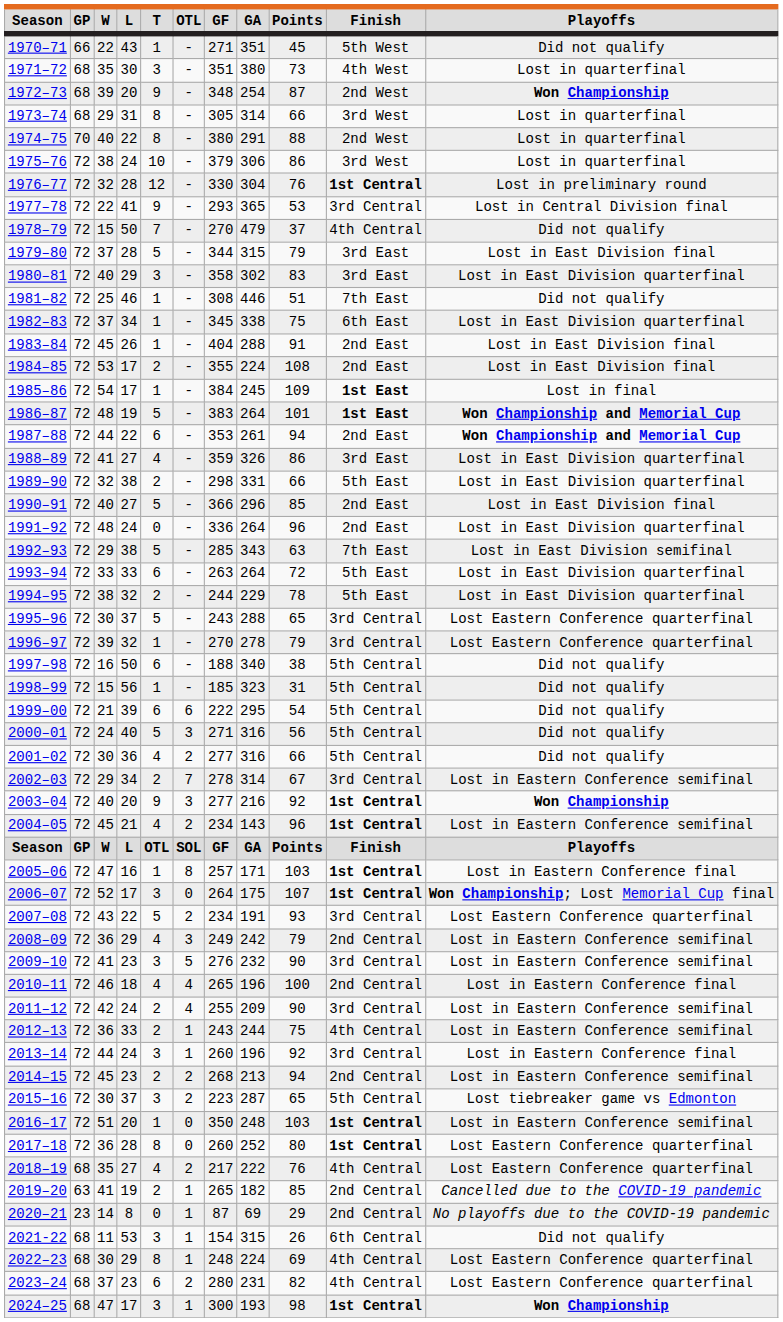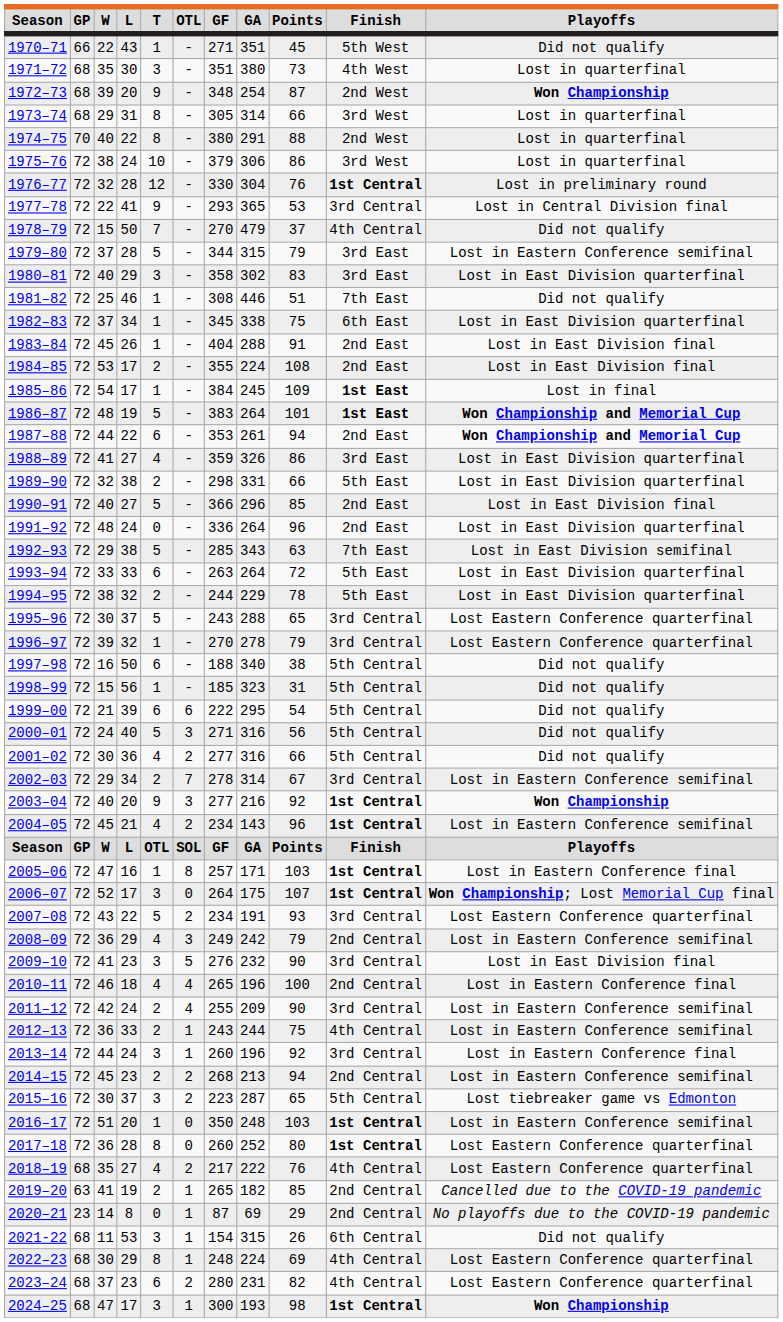(601, 253) Lost in East Division final -> (601, 253) Lost in Eastern Conference semifinal
(601, 963) Lost in Eastern Conference semifinal -> (601, 963) Lost in East Division final
